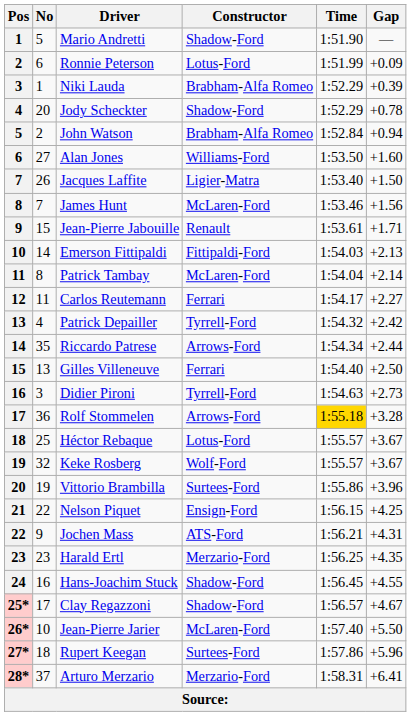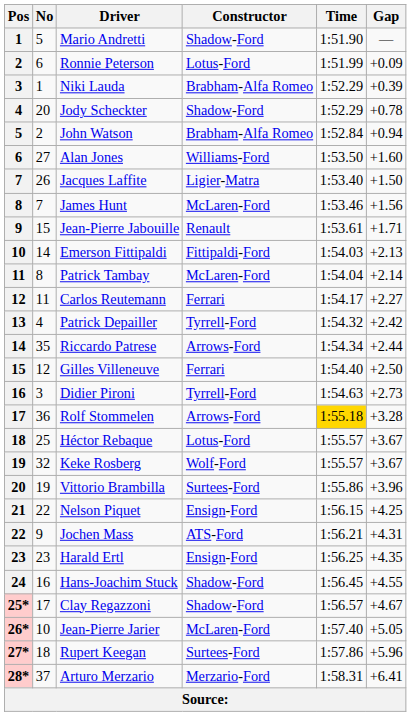(43, 369) 13 -> (43, 369) 12
(228, 558) Merzario-Ford -> (222, 558) Ensign-Ford
(386, 628) +5.50 -> (386, 628) +5.05
